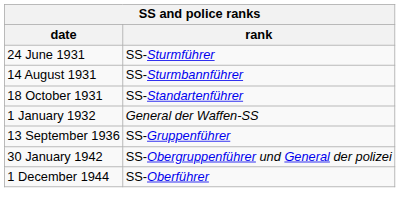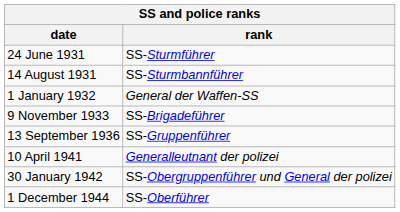- row: (55, 95)
+ row: (58, 116)
+ row: (45, 156)
